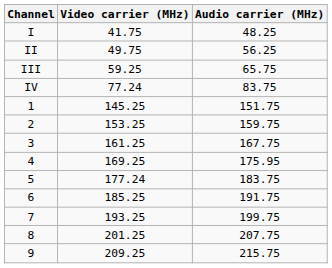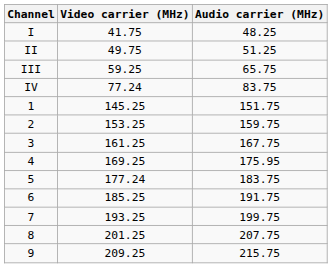(260, 51) 56.25 -> (260, 51) 51.25
